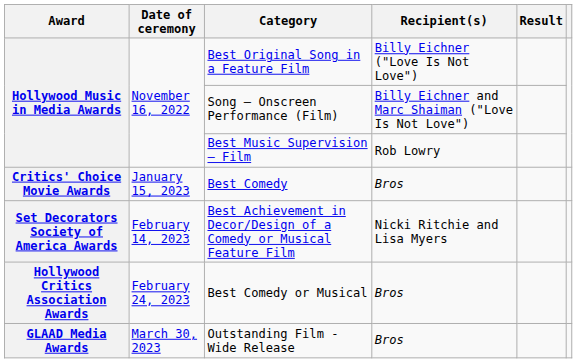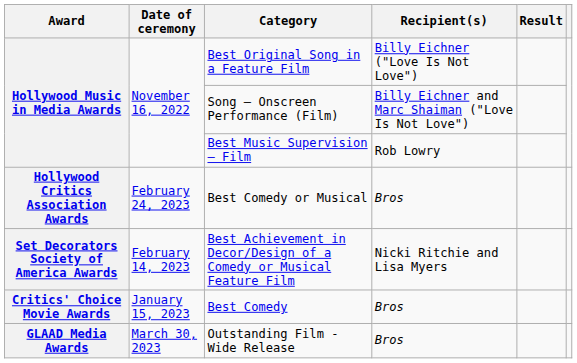rows swapped: (248, 184) <-> (288, 293)
